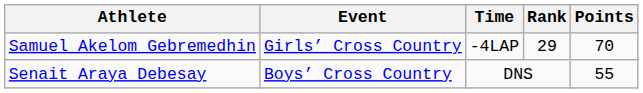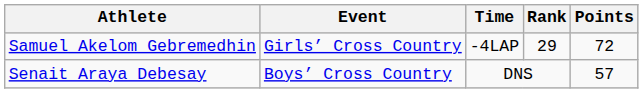(604, 46) 70 -> (604, 46) 72
(604, 74) 55 -> (604, 74) 57
